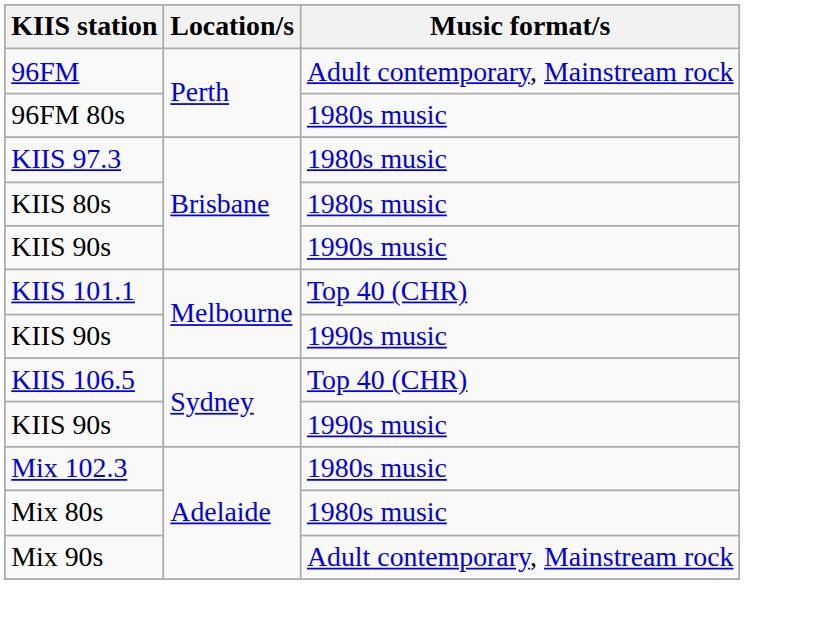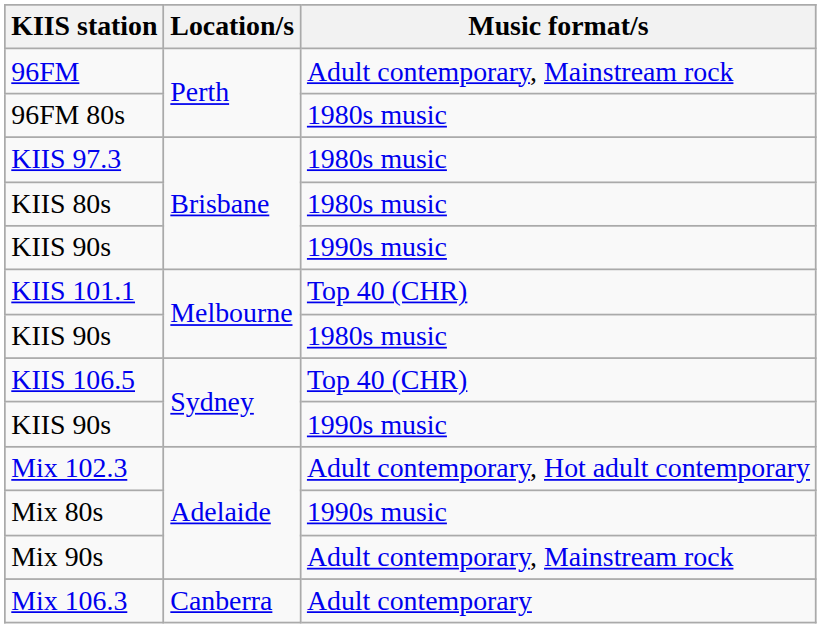(377, 335) 1990s music -> (377, 335) 1980s music
(377, 468) 1980s music -> (558, 468) Adult contemporary, Hot adult contemporary
(377, 512) 1980s music -> (377, 512) 1990s music
+ row: (69, 600)
